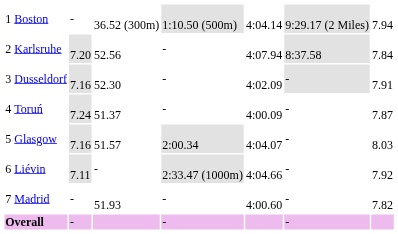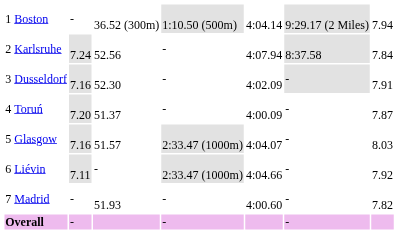(80, 55) 7.20 -> (80, 55) 7.24
(80, 115) 7.24 -> (80, 115) 7.20
(180, 145) 2:00.34 -> (203, 145) 2:33.47 (1000m)
